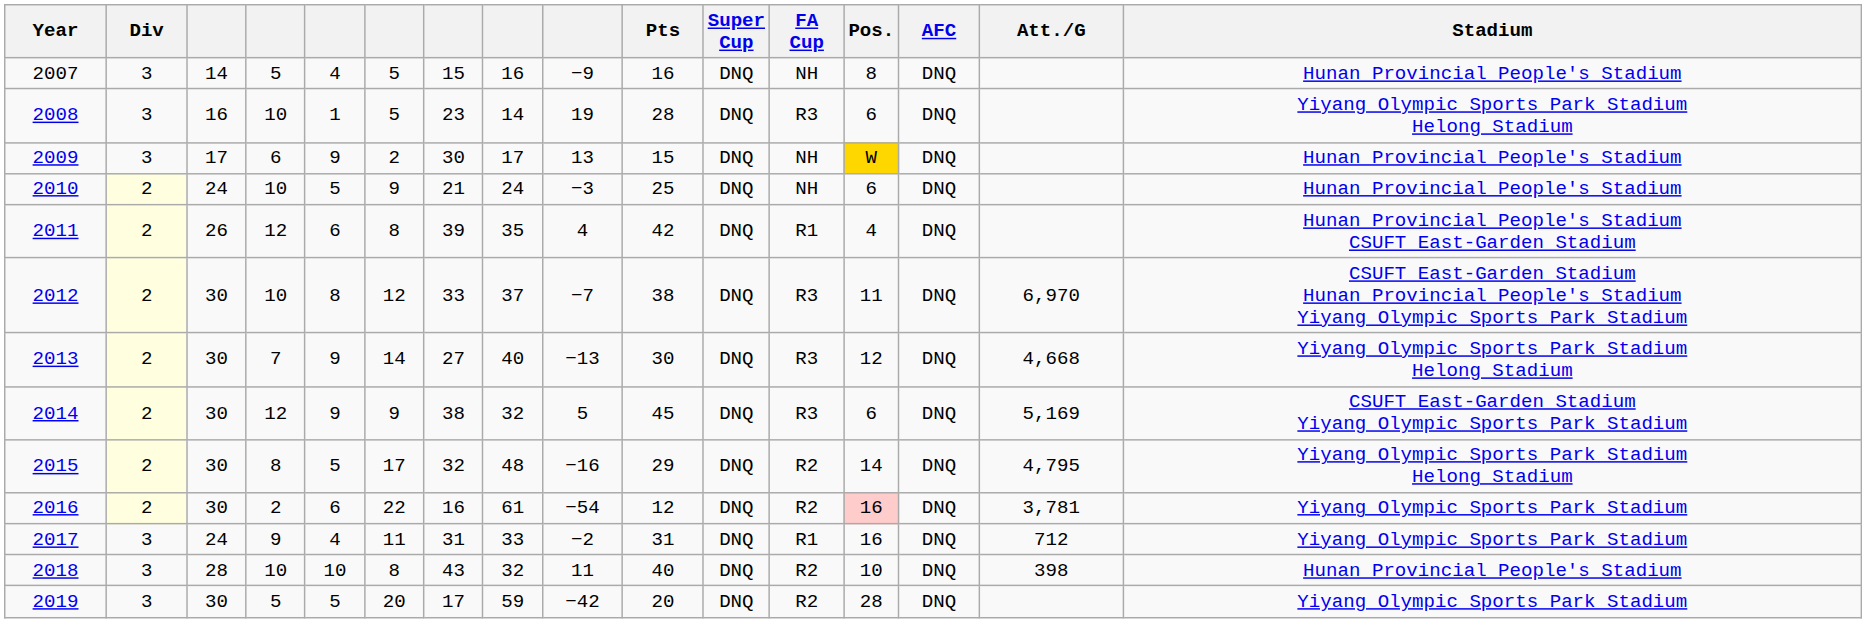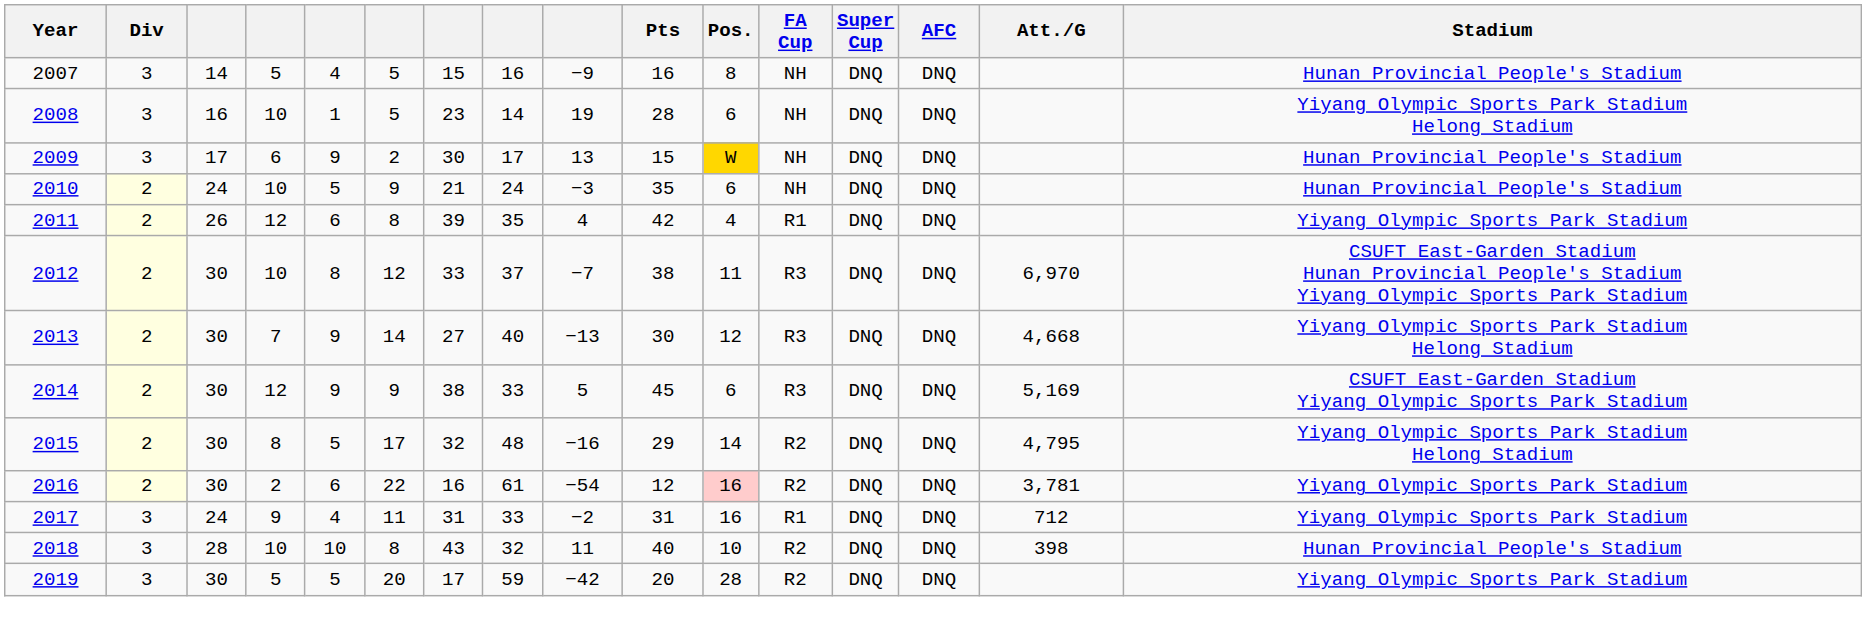columns swapped: (871, 31) <-> (736, 31)
(807, 116) R3 -> (795, 116) NH
(663, 189) 25 -> (663, 189) 35
(1492, 231) Hunan Provincial People's Stadium CSUFT East-Garden Stadium -> (1492, 220) Yiyang Olympic Sports Park Stadium
(513, 413) 32 -> (513, 391) 33
